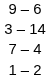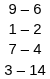rows swapped: (25, 29) <-> (25, 70)
